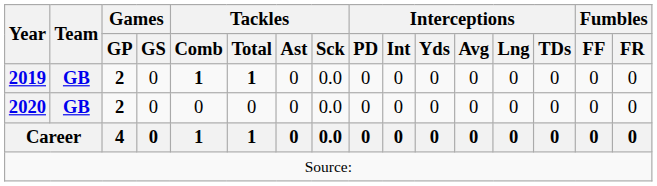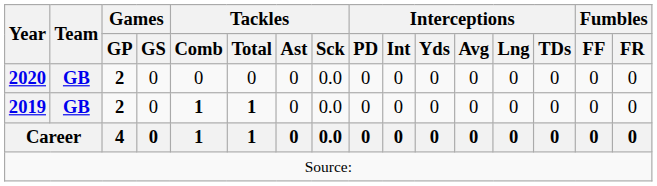rows swapped: (27, 78) <-> (27, 107)
